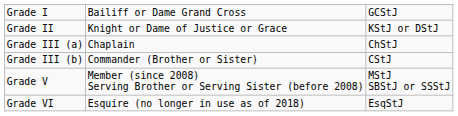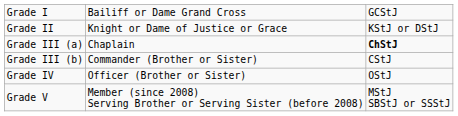(383, 44) normal -> (383, 44) bold
+ row: (30, 76)
- row: (30, 103)
